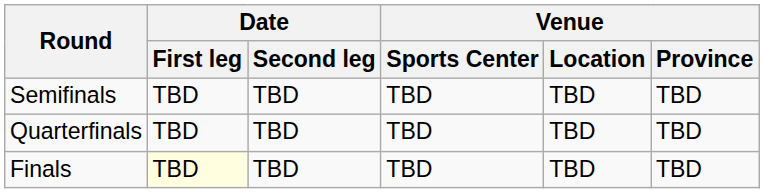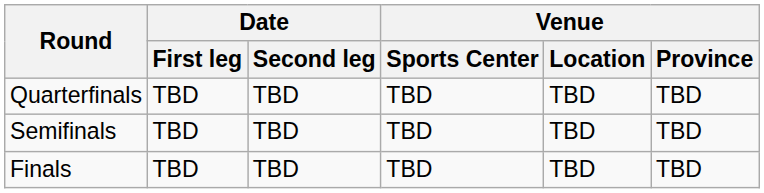rows swapped: (76, 132) <-> (63, 95)
(176, 168) lightyellow background -> (176, 168) no background
